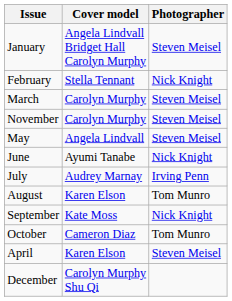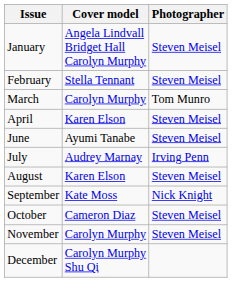(182, 80) Nick Knight -> (186, 80) Steven Meisel
(186, 99) Steven Meisel -> (181, 99) Tom Munro
rows swapped: (20, 253) <-> (33, 118)
- row: (18, 137)
(182, 157) Nick Knight -> (186, 137) Steven Meisel
(181, 195) Tom Munro -> (186, 176) Steven Meisel
(181, 234) Tom Munro -> (186, 215) Steven Meisel
